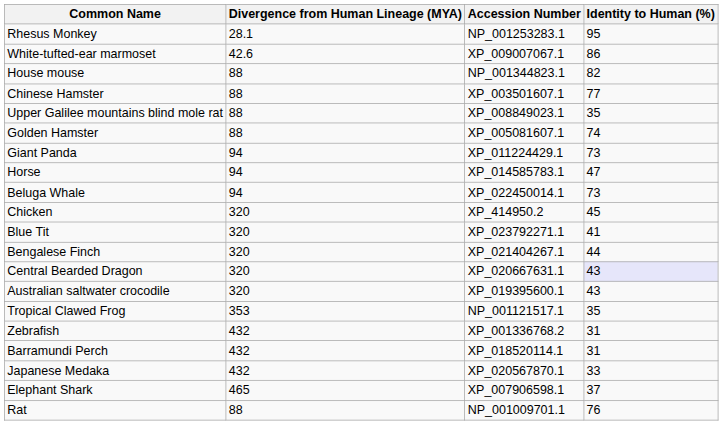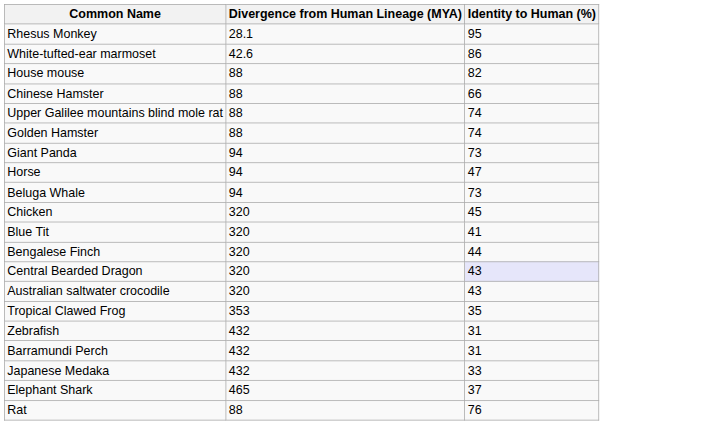- column: (524, 14)
(594, 93) 77 -> (475, 93) 66
(594, 113) 35 -> (475, 113) 74
